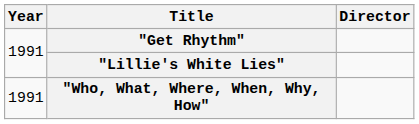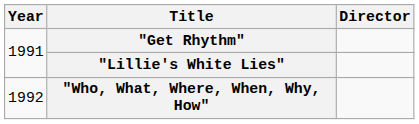(26, 98) 1991 -> (26, 98) 1992
